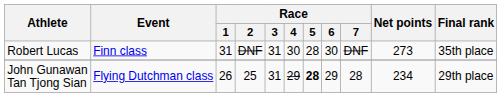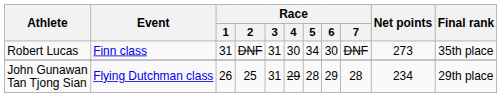(312, 51) 28 -> (312, 51) 34
(312, 76) bold -> (312, 76) normal
